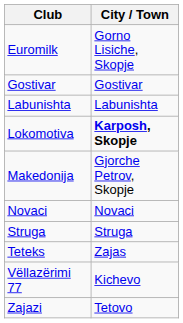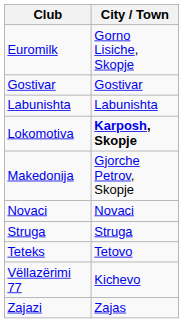(110, 252) Zajas -> (113, 252) Tetovo
(113, 307) Tetovo -> (110, 307) Zajas
